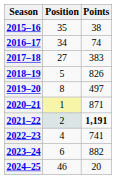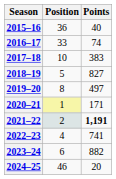(62, 27) 35 -> (62, 27) 36
(96, 27) 38 -> (96, 27) 40
(62, 43) 34 -> (62, 43) 33
(62, 58) 27 -> (62, 58) 10
(96, 74) 826 -> (96, 74) 827
(96, 105) 871 -> (96, 105) 171
